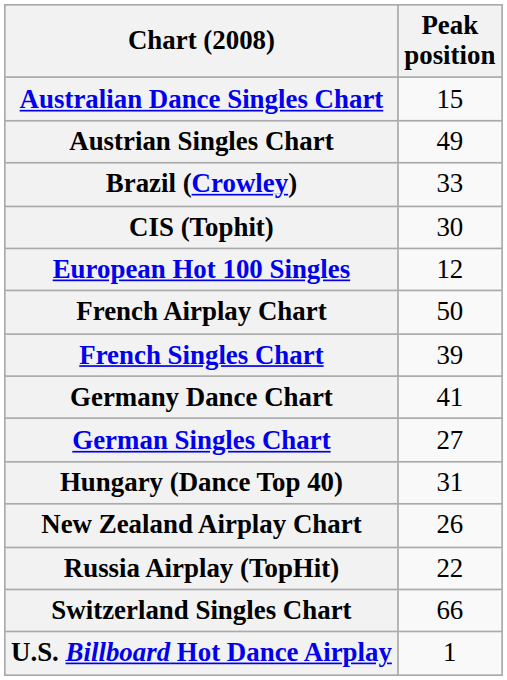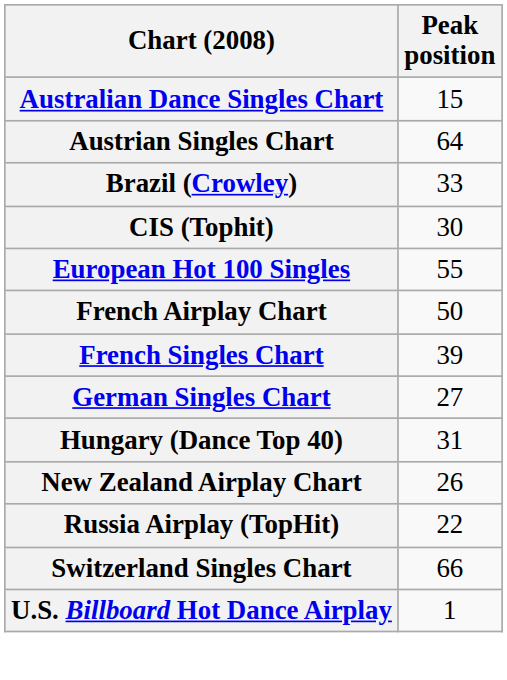(450, 141) 49 -> (450, 141) 64
(450, 269) 12 -> (450, 269) 55
- row: (201, 397)
